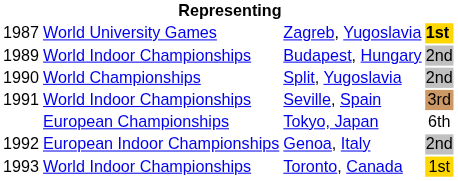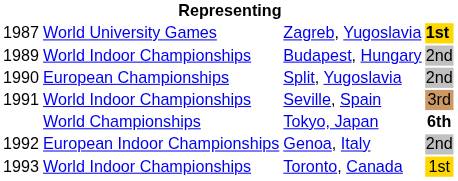(122, 77) World Championships -> (136, 77) European Championships
(136, 122) European Championships -> (122, 122) World Championships
(439, 122) normal -> (439, 122) bold
